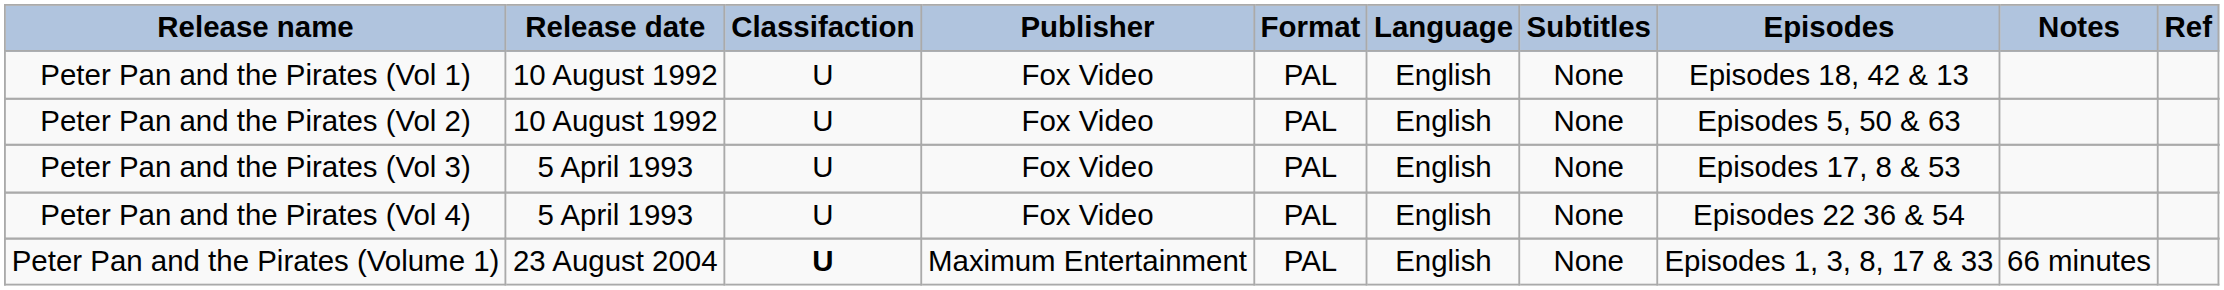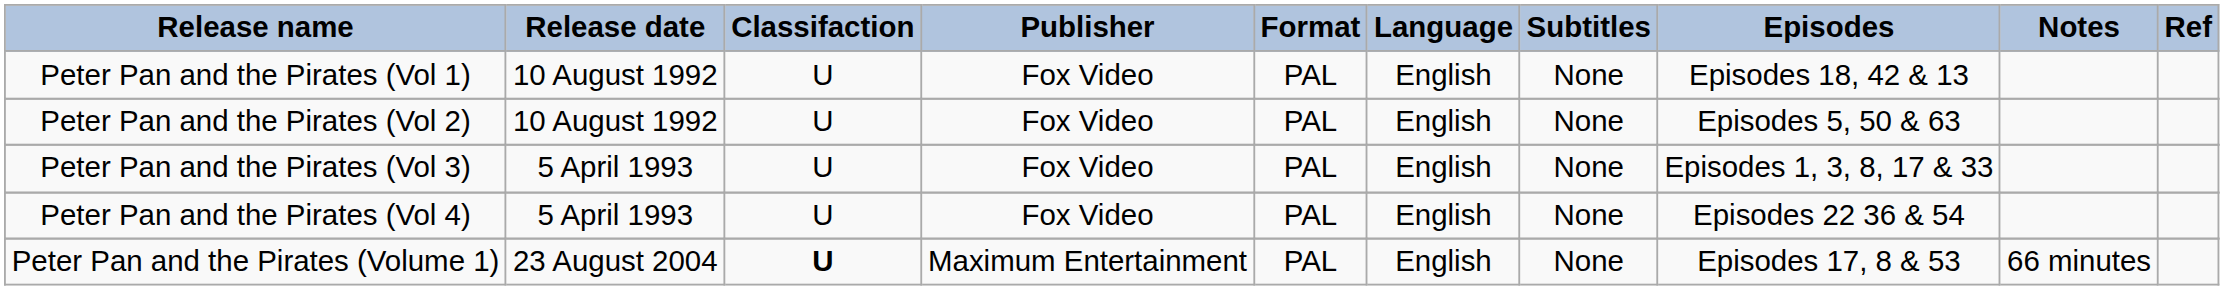(1829, 167) Episodes 17, 8 & 53 -> (1829, 167) Episodes 1, 3, 8, 17 & 33
(1829, 261) Episodes 1, 3, 8, 17 & 33 -> (1829, 261) Episodes 17, 8 & 53
